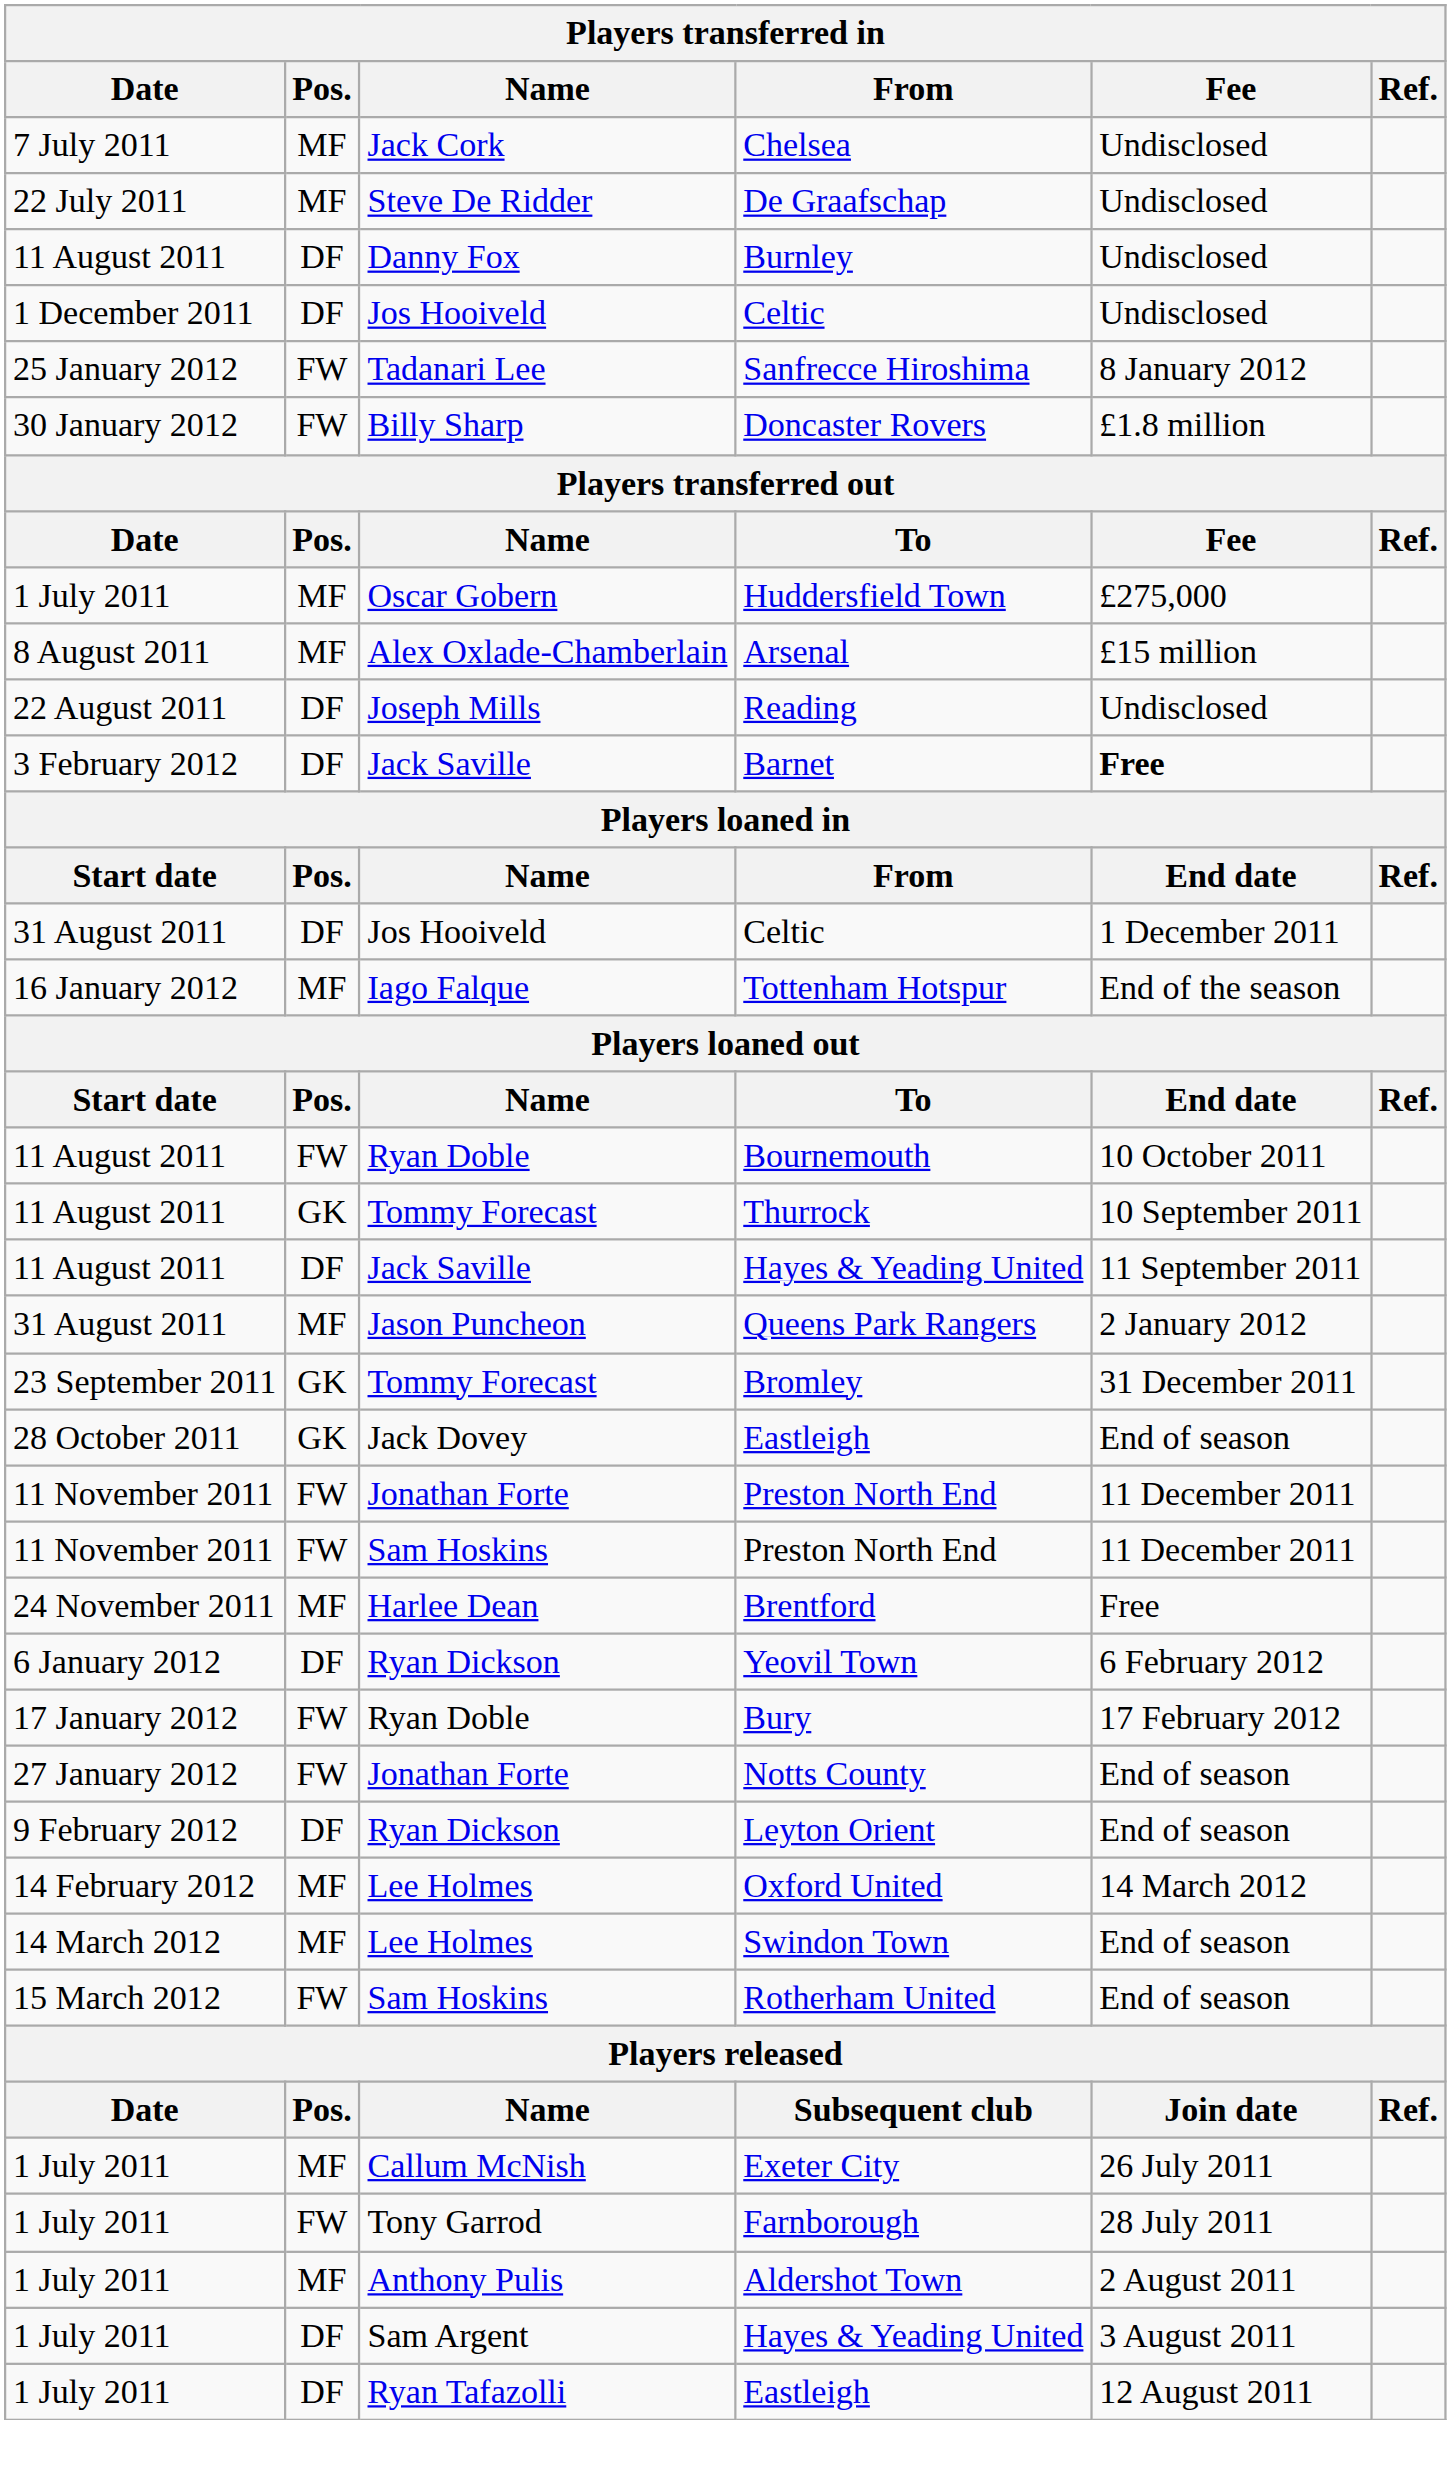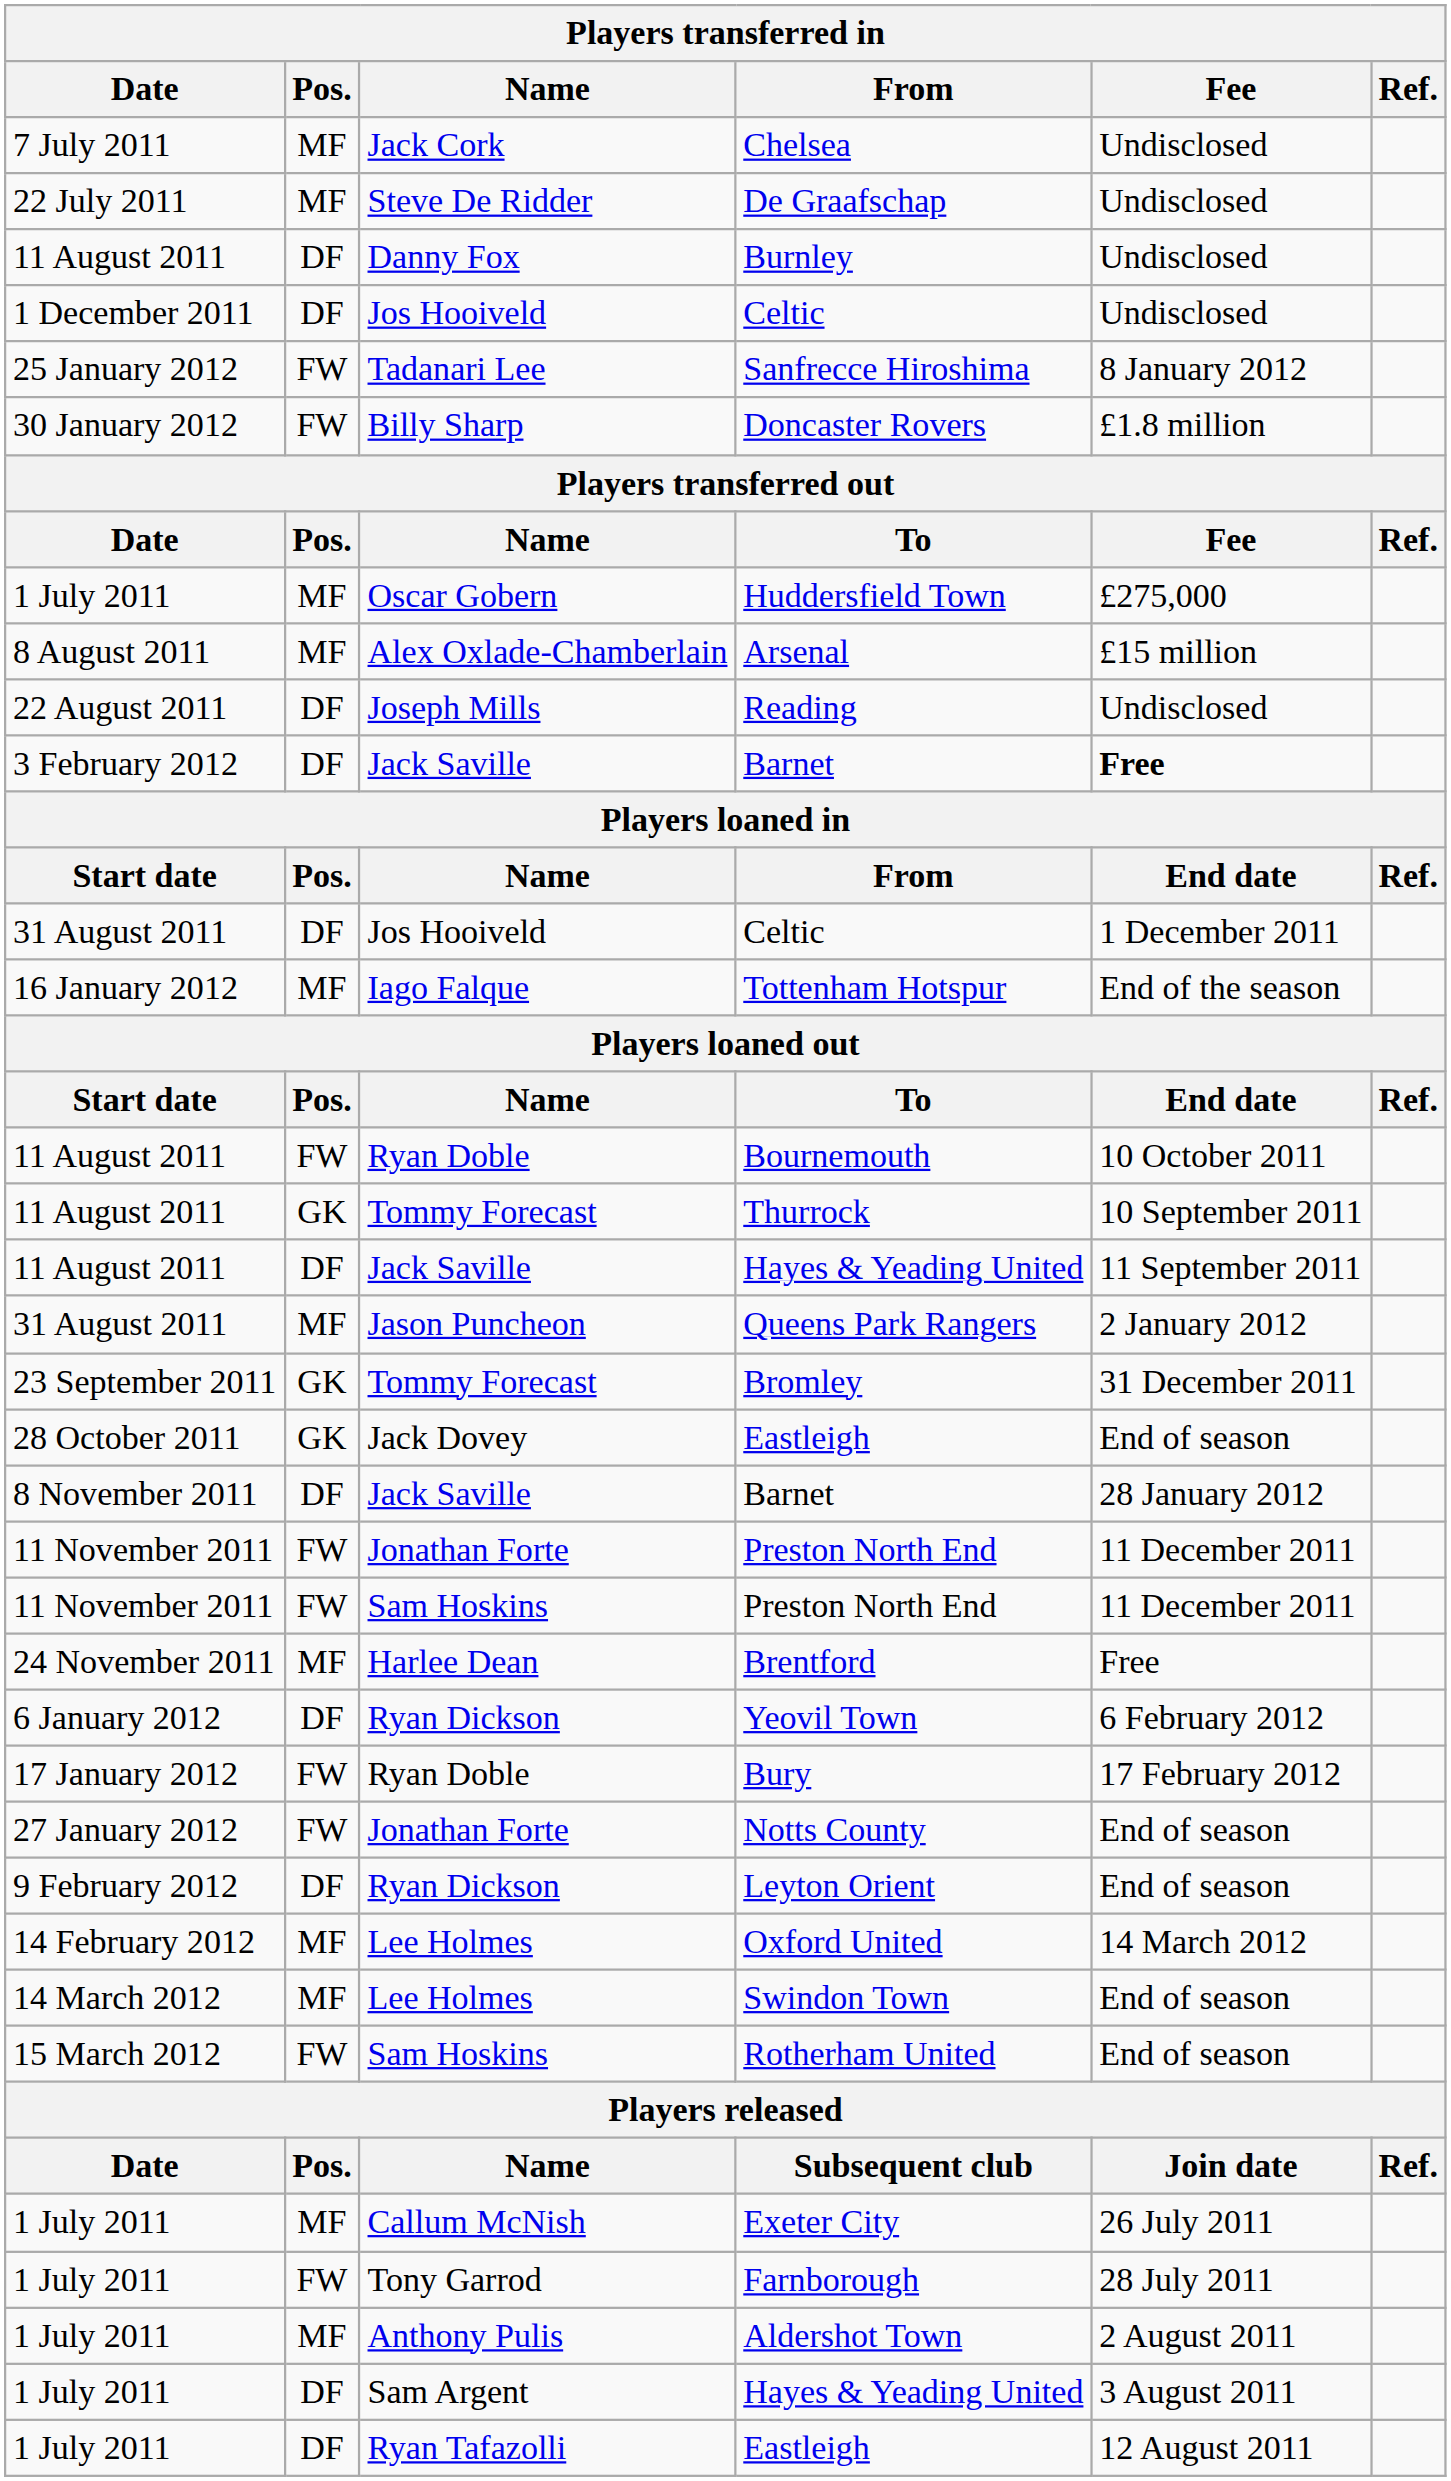+ row: (135, 1492)
